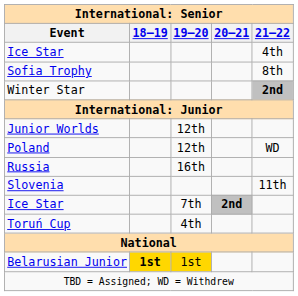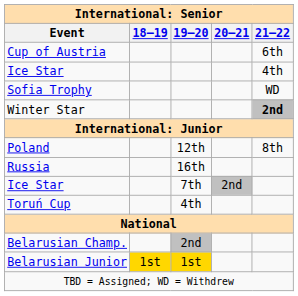+ row: (57, 52)
(273, 71) 8th -> (273, 90) WD
- row: (53, 128)
(273, 147) WD -> (273, 147) 8th
- row: (35, 186)
(232, 205) bold -> (232, 186) normal
+ row: (67, 243)
(150, 262) bold -> (150, 262) normal
